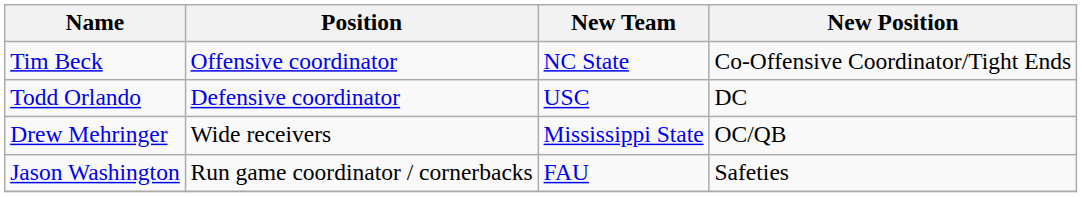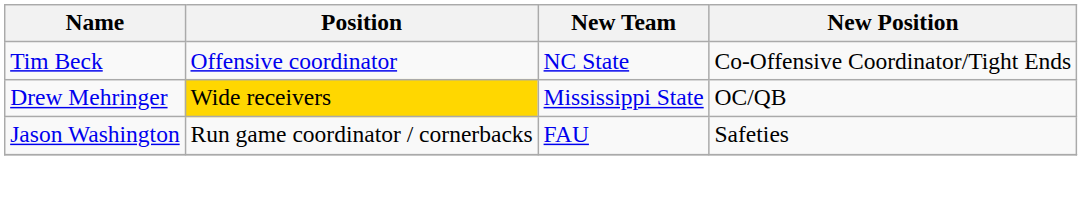- row: (76, 97)
(261, 135) no background -> (261, 97) gold background
